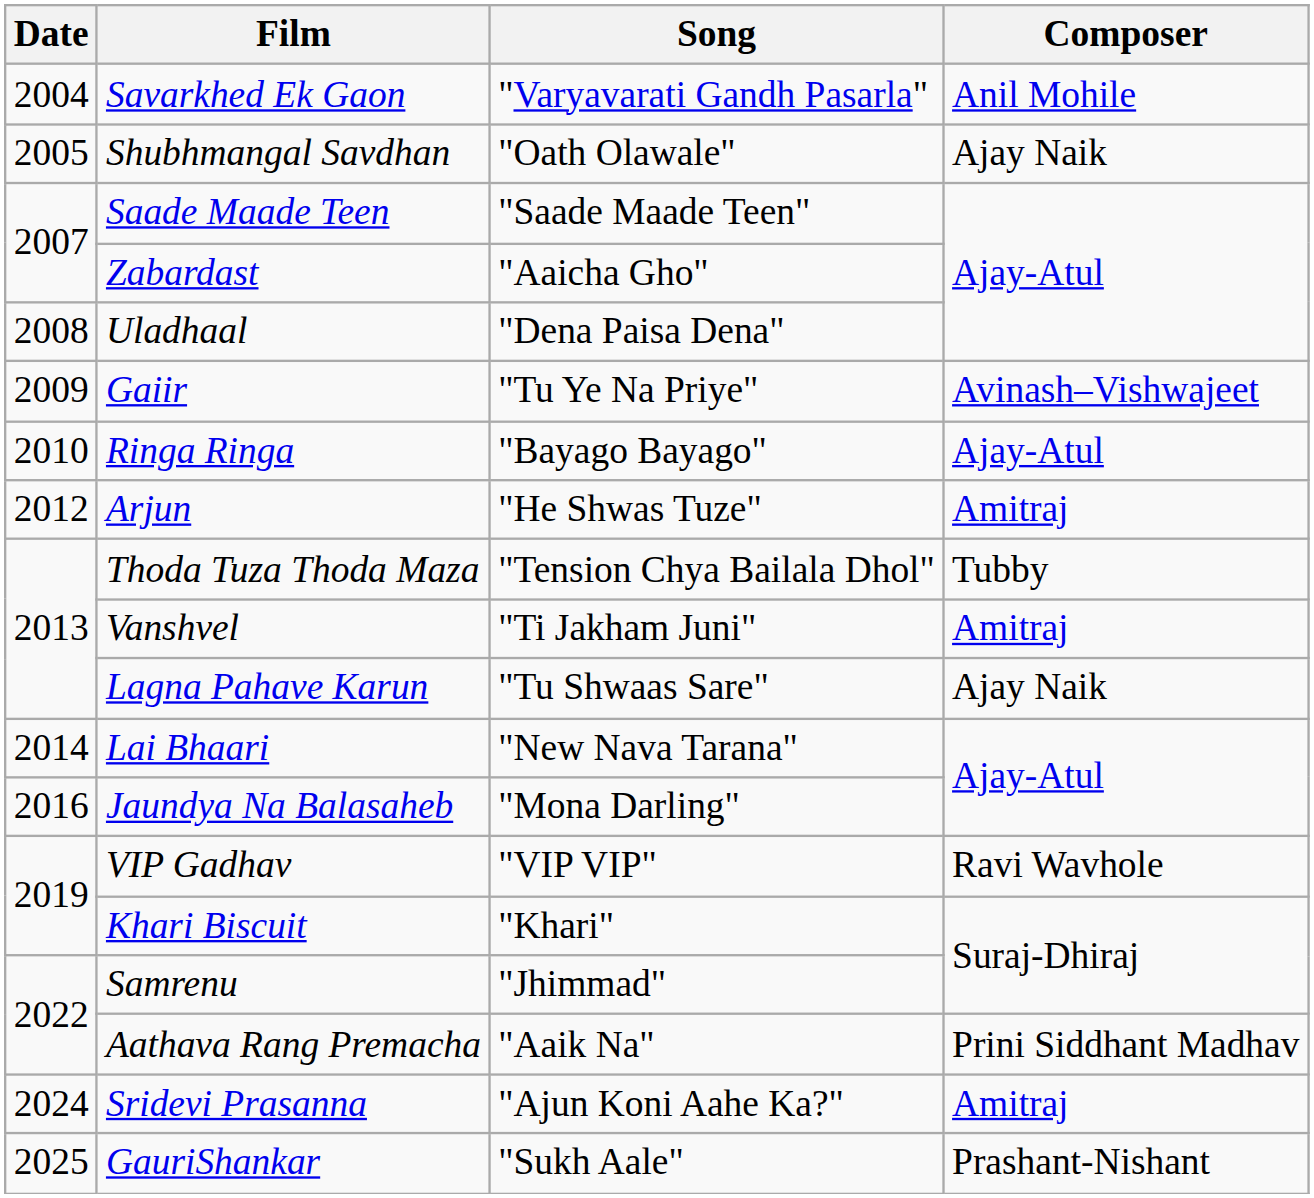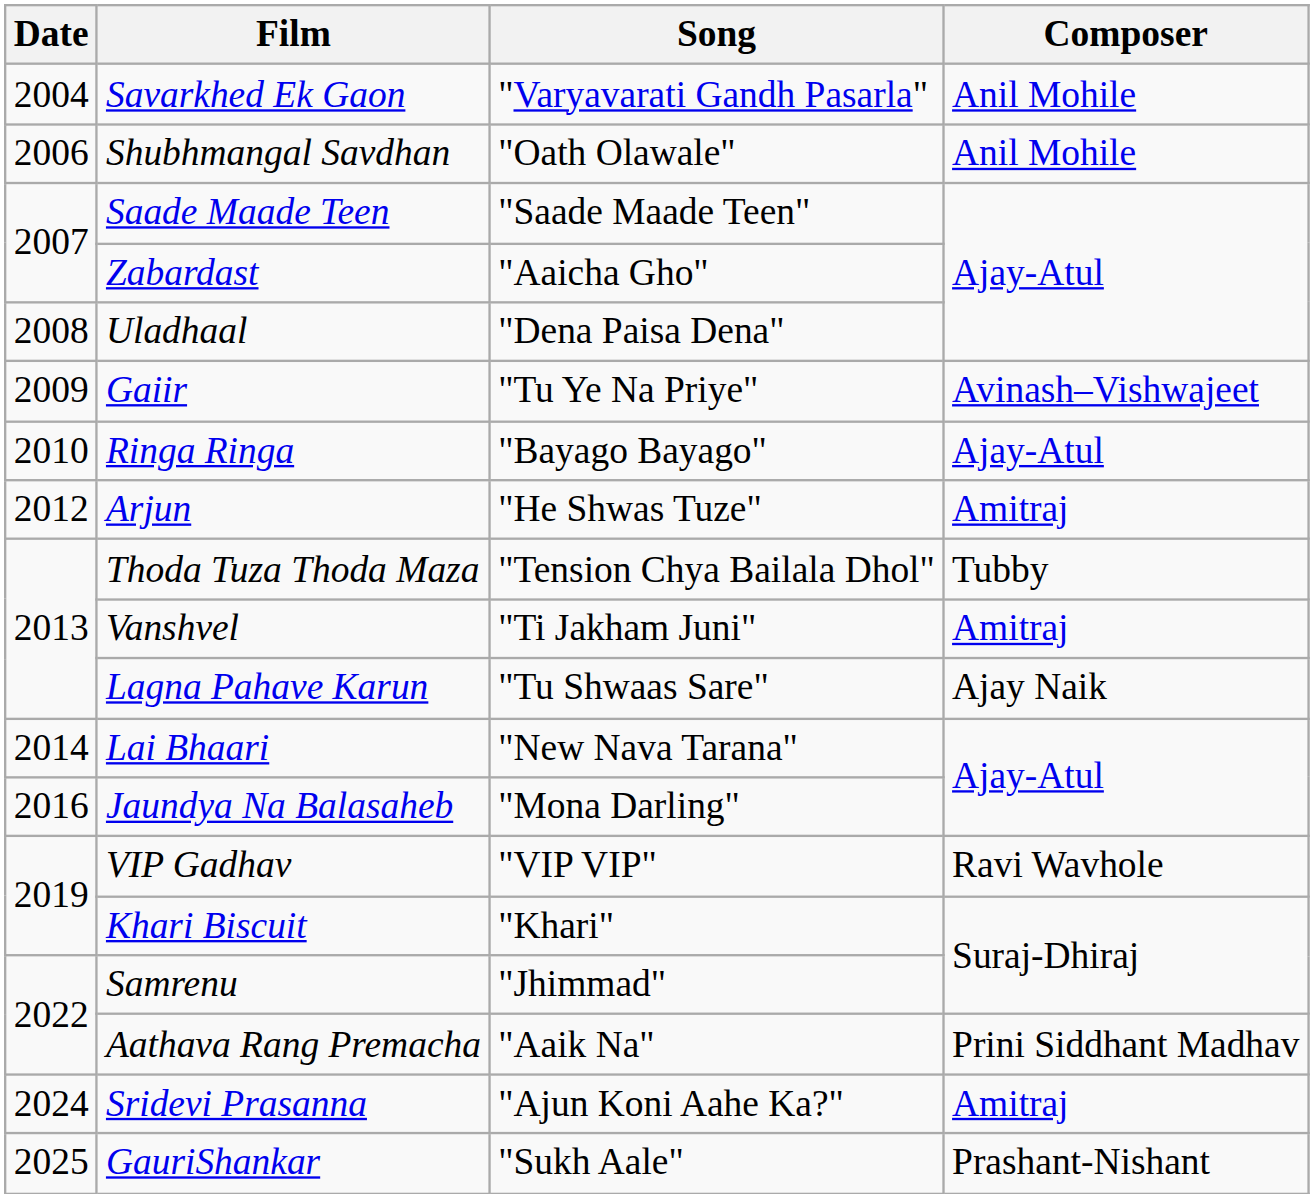(51, 152) 2005 -> (51, 152) 2006
(1030, 152) Ajay Naik -> (1044, 152) Anil Mohile
